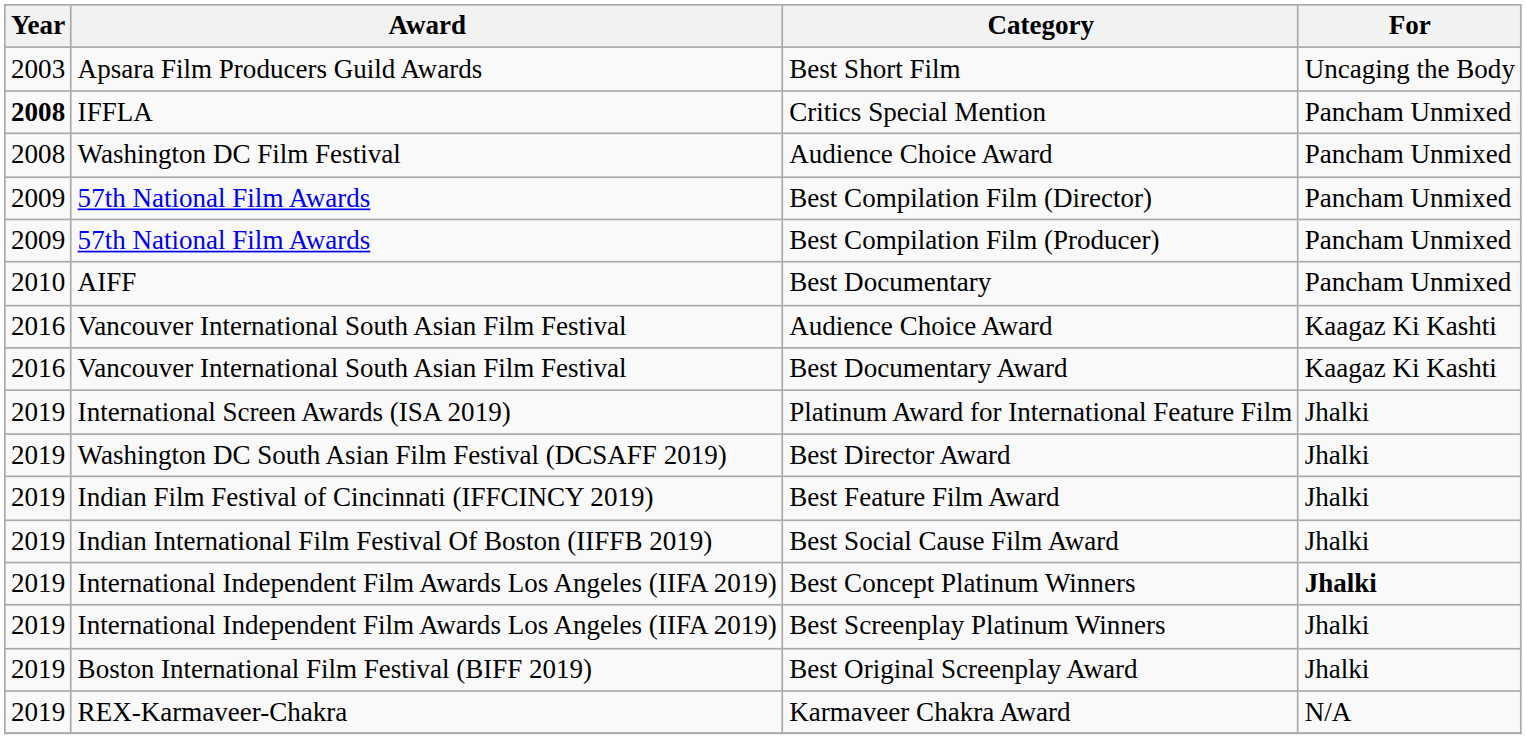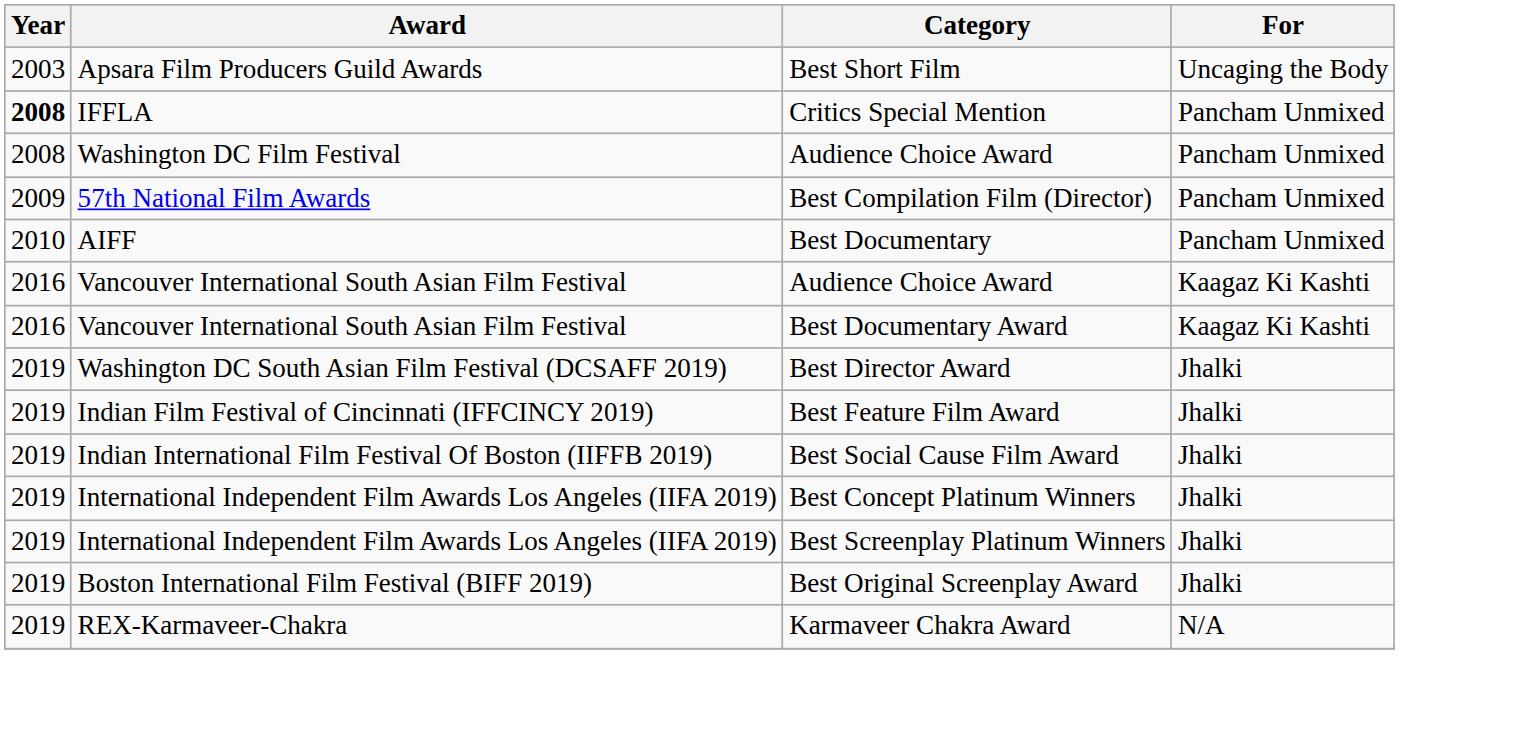- row: (224, 240)
- row: (294, 411)
(1341, 583) bold -> (1210, 497) normal
